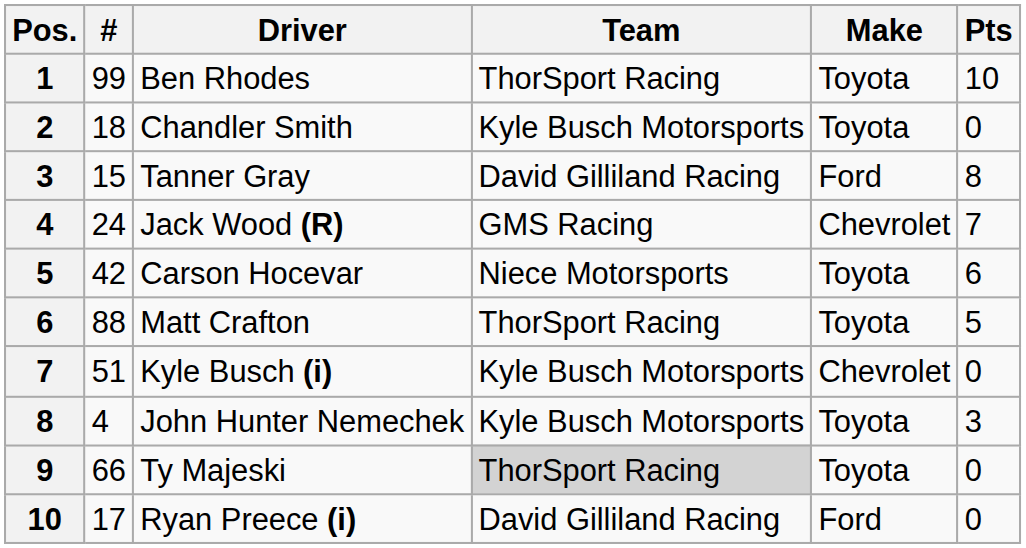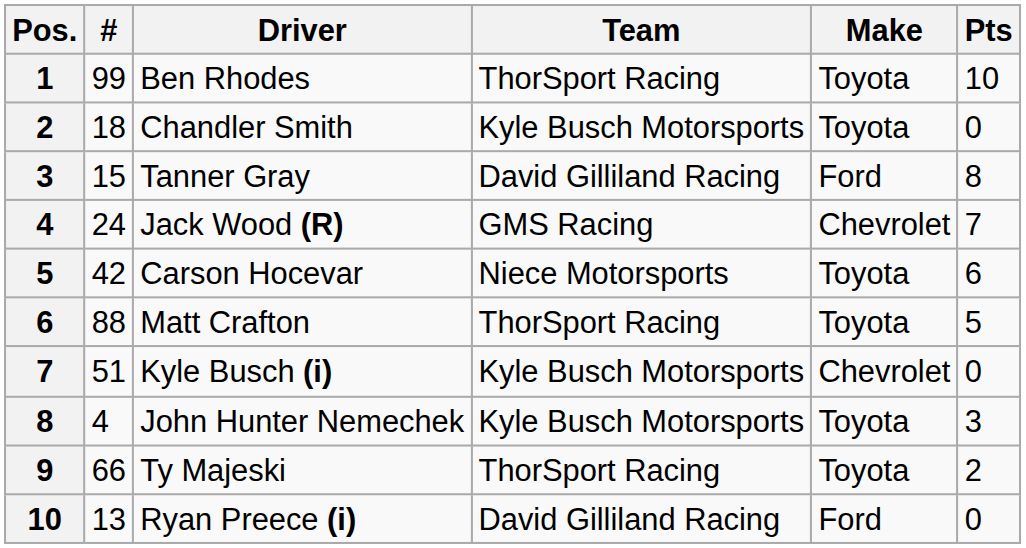(599, 469) lightgrey background -> (599, 469) no background
(973, 469) 0 -> (973, 469) 2
(109, 518) 17 -> (109, 518) 13
